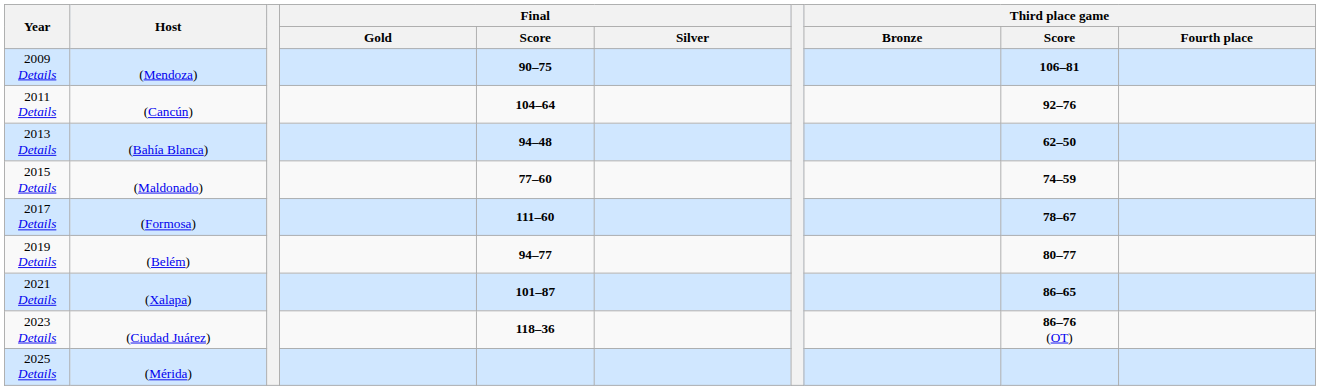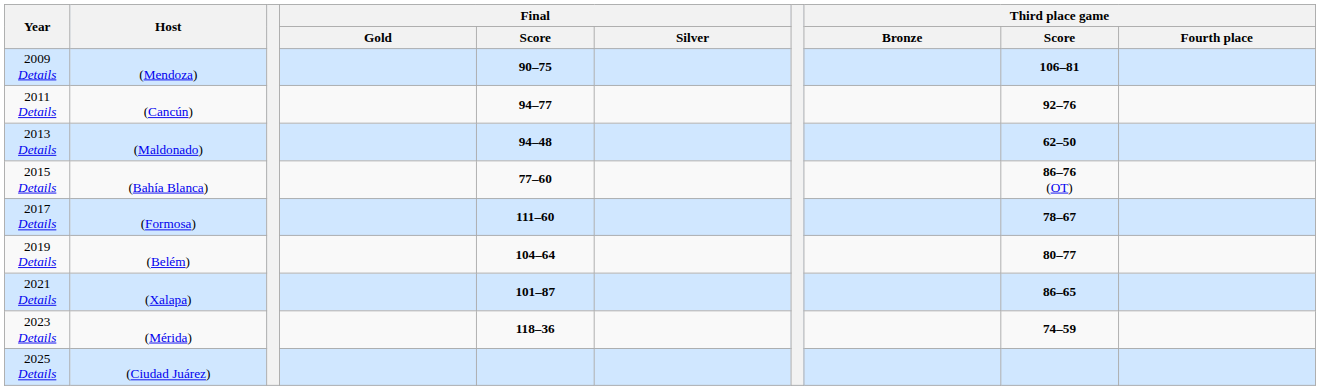(535, 104) 104–64 -> (535, 104) 94–77
(168, 150) (Bahía Blanca) -> (168, 150) (Maldonado)
(168, 187) (Maldonado) -> (168, 187) (Bahía Blanca)
(1059, 179) 74–59 -> (1059, 179) 86–76 (OT)
(535, 254) 94–77 -> (535, 254) 104–64
(168, 337) (Ciudad Juárez) -> (168, 337) (Mérida)
(1059, 329) 86–76 (OT) -> (1059, 329) 74–59
(168, 375) (Mérida) -> (168, 375) (Ciudad Juárez)
